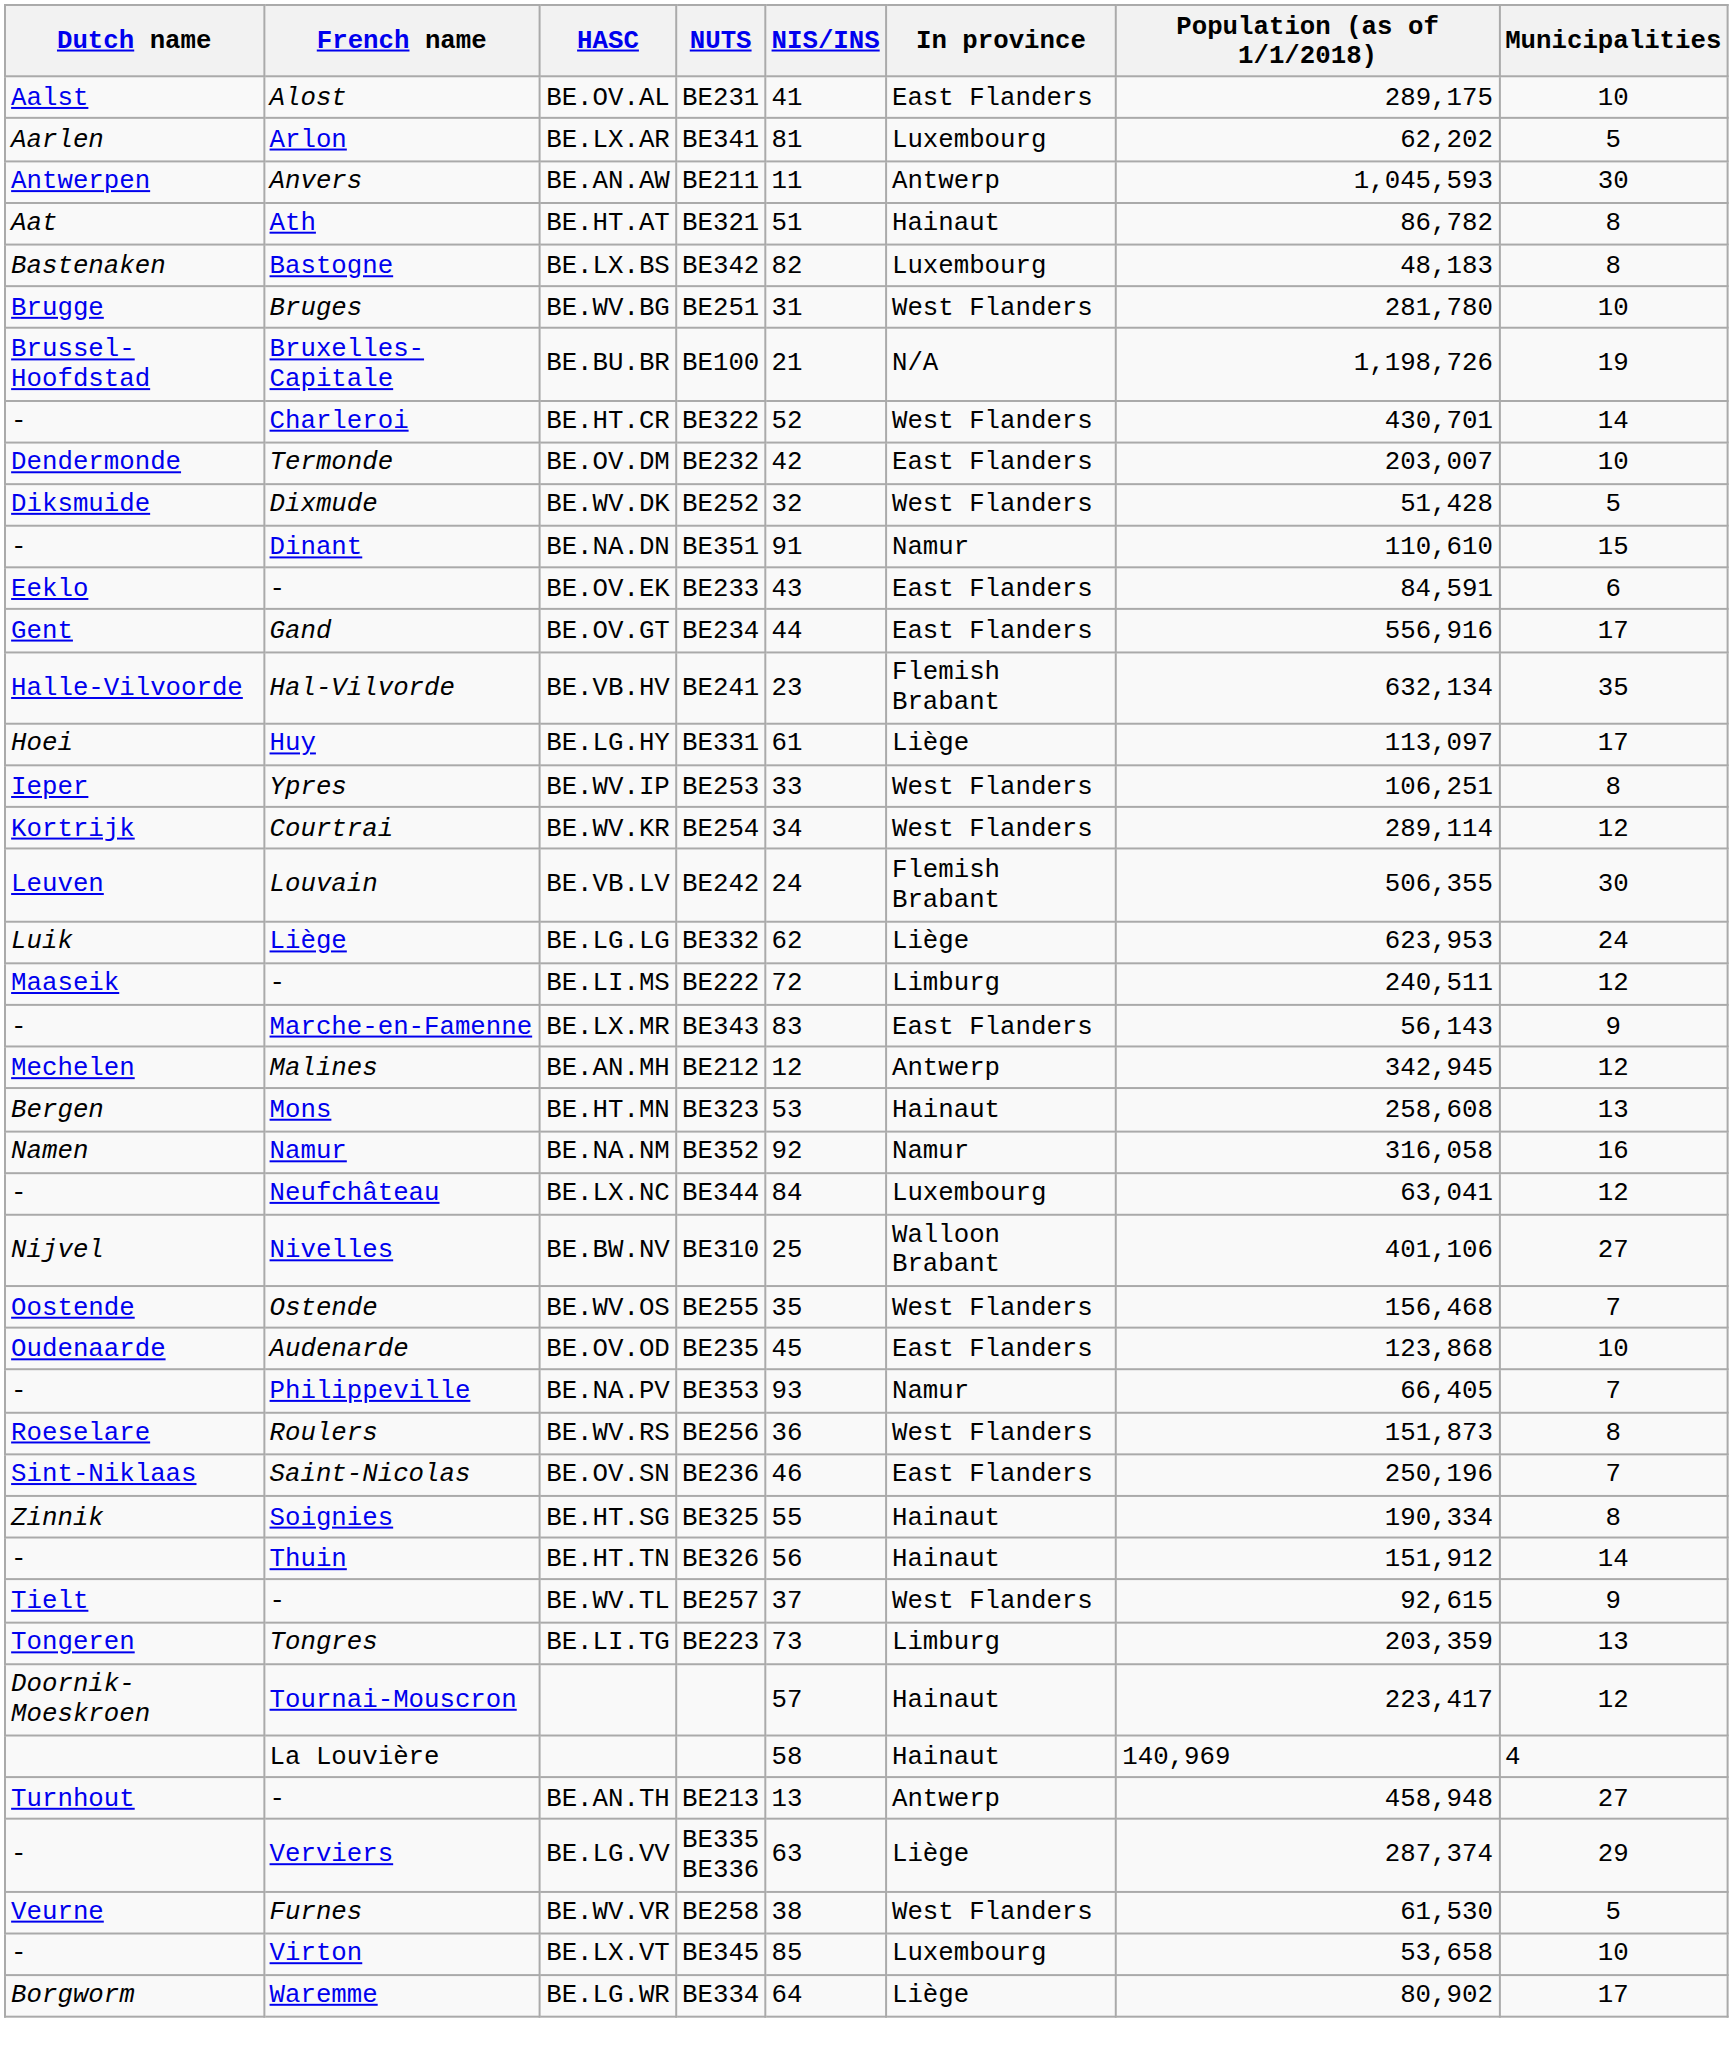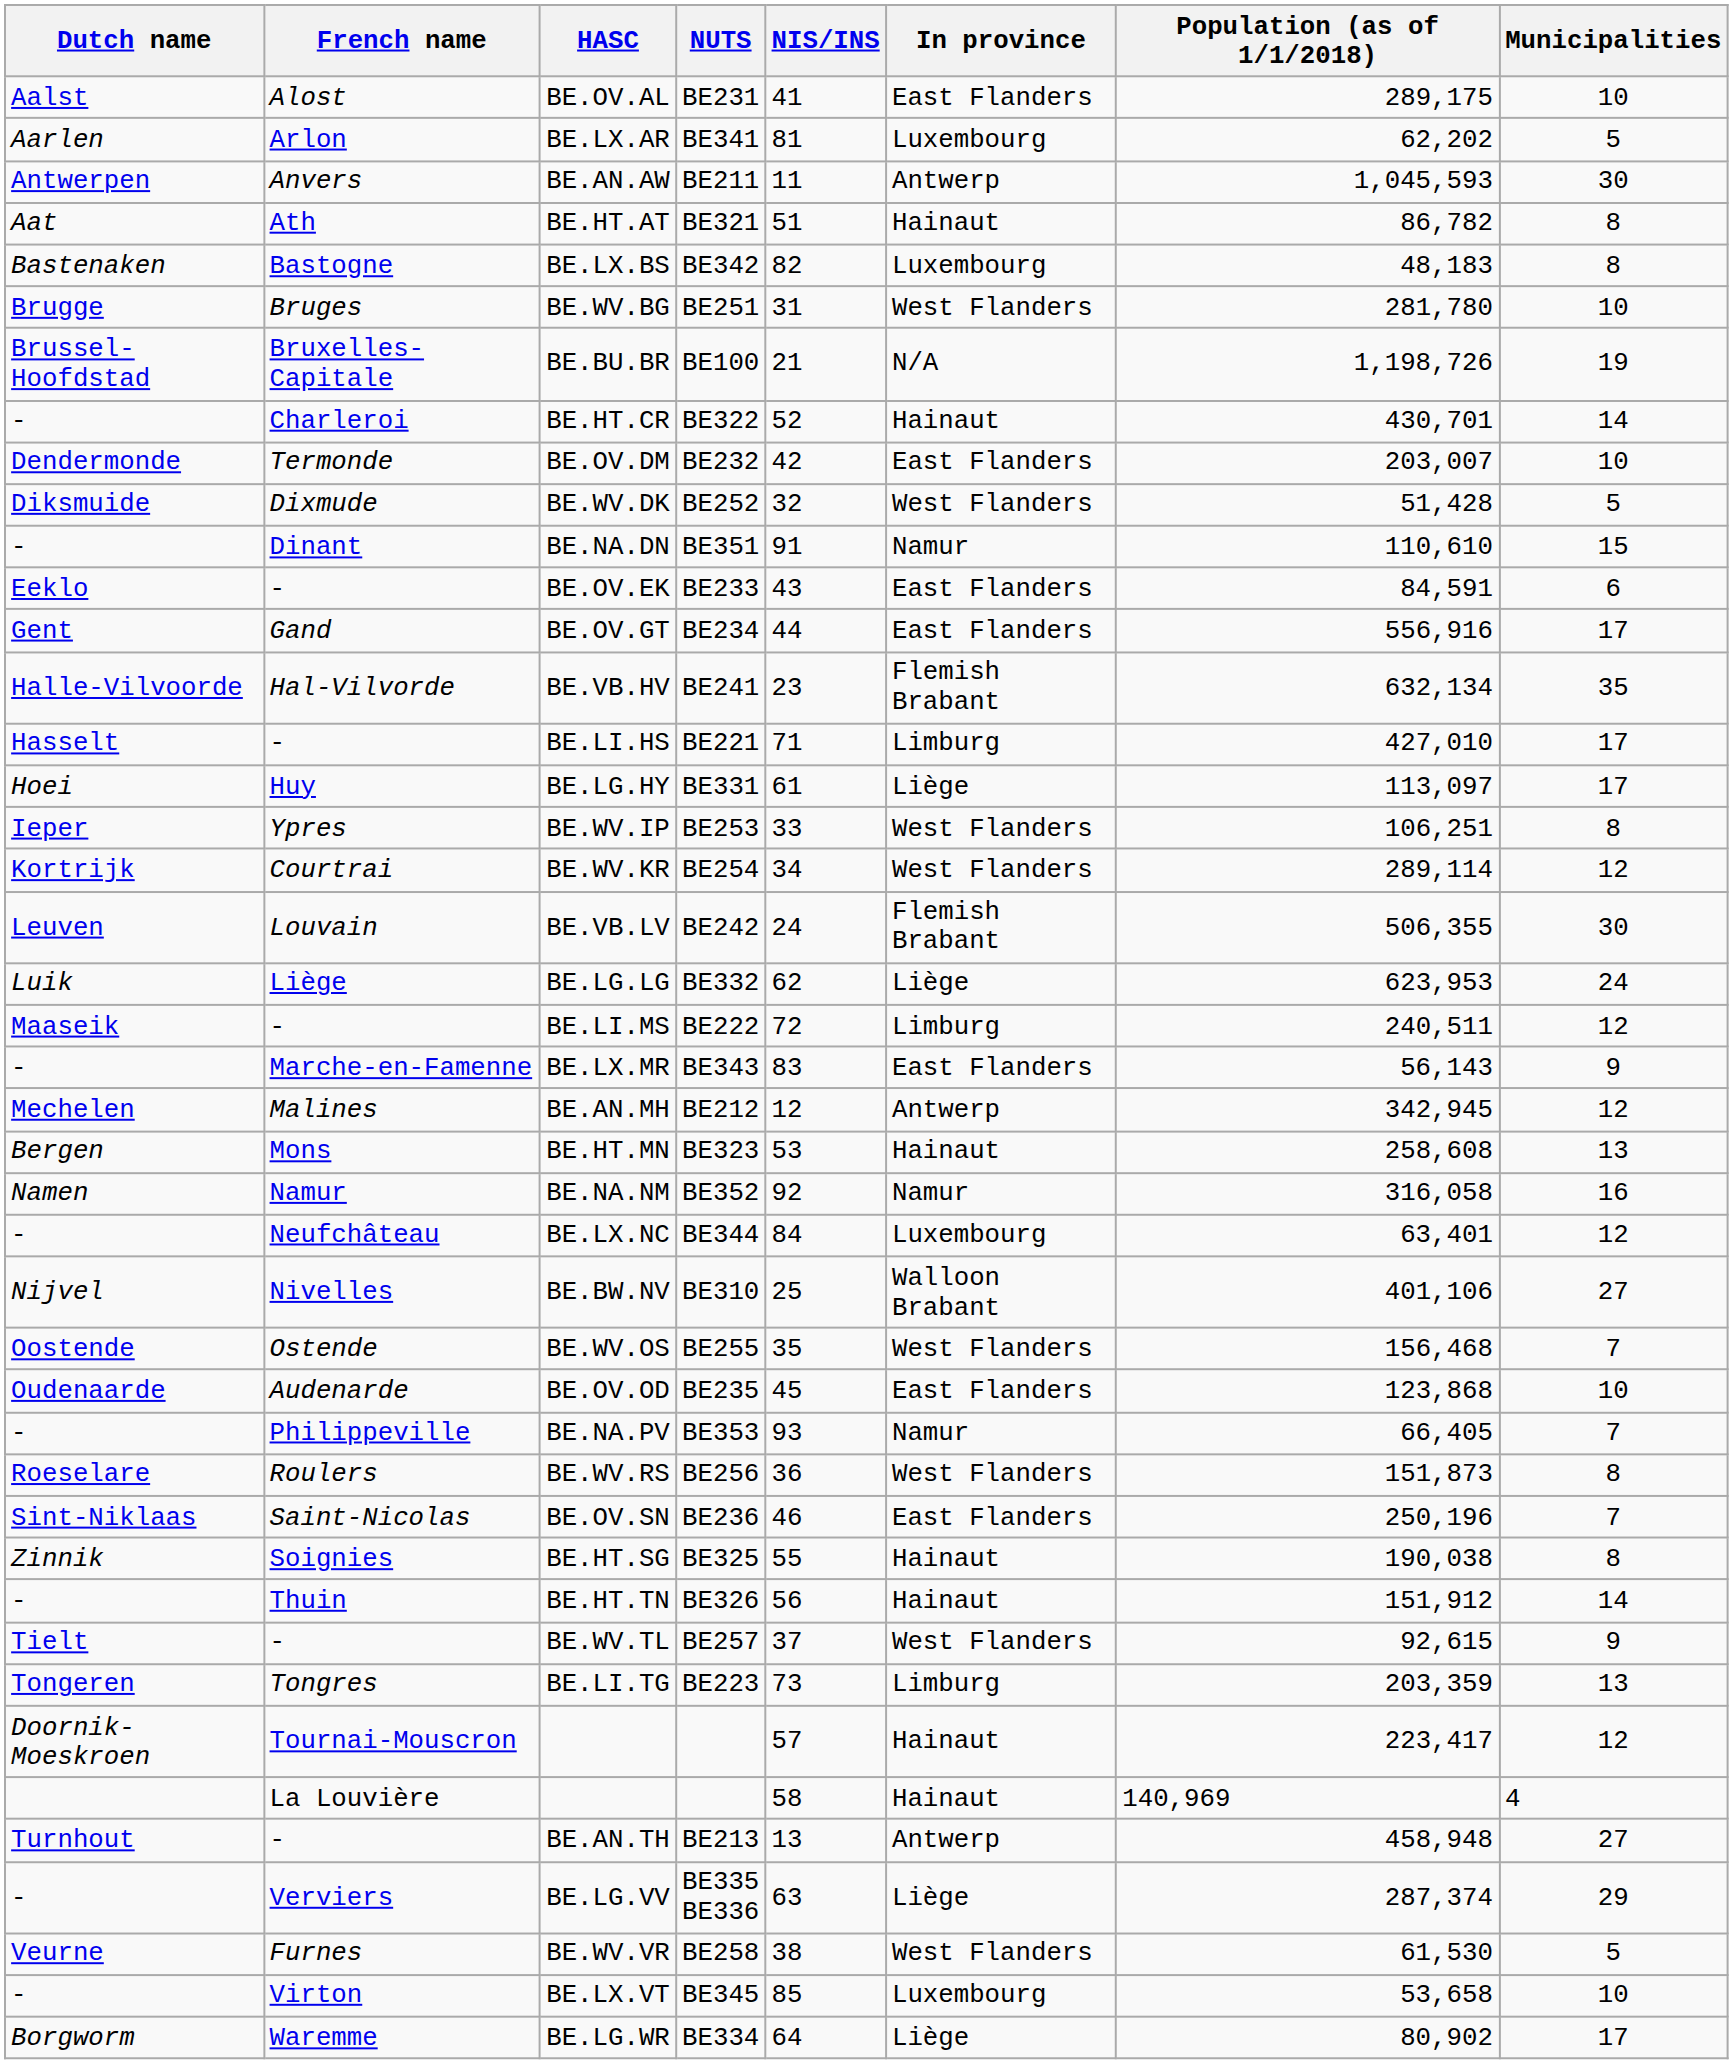(992, 421) West Flanders -> (946, 421) Hainaut
+ row: (277, 744)
(1447, 1194) 63,041 -> (1447, 1235) 63,401
(1439, 1517) 190,334 -> (1439, 1559) 190,038
